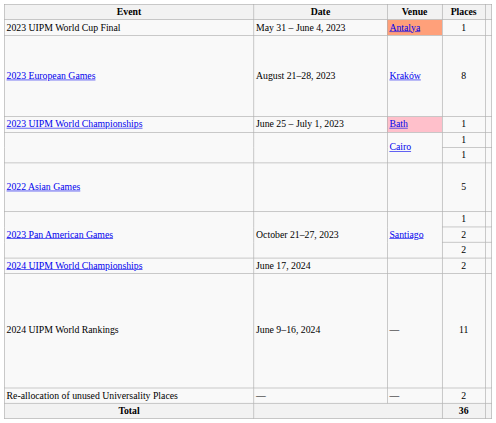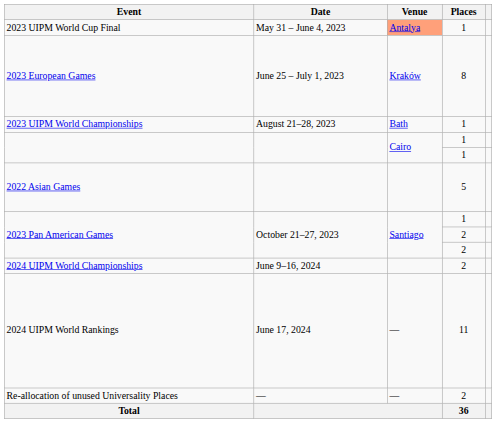(296, 76) August 21–28, 2023 -> (300, 76) June 25 – July 1, 2023
(300, 124) June 25 – July 1, 2023 -> (296, 124) August 21–28, 2023
(399, 124) pink background -> (399, 124) no background
(283, 265) June 17, 2024 -> (288, 265) June 9–16, 2024
(288, 330) June 9–16, 2024 -> (283, 330) June 17, 2024
